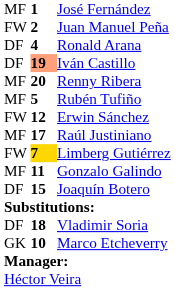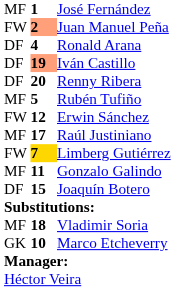(34, 26) no background -> (34, 26) lightsalmon background
(15, 81) MF -> (14, 81) DF
(14, 225) DF -> (15, 225) MF
